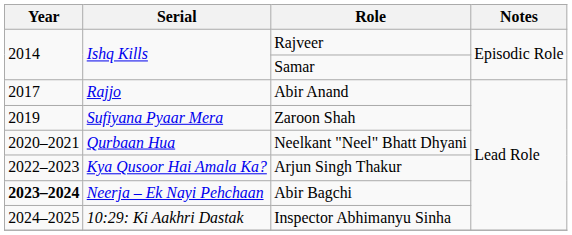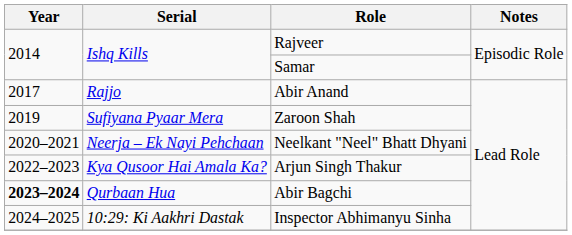(131, 142) Qurbaan Hua -> (175, 142) Neerja – Ek Nayi Pehchaan
(175, 192) Neerja – Ek Nayi Pehchaan -> (131, 192) Qurbaan Hua
